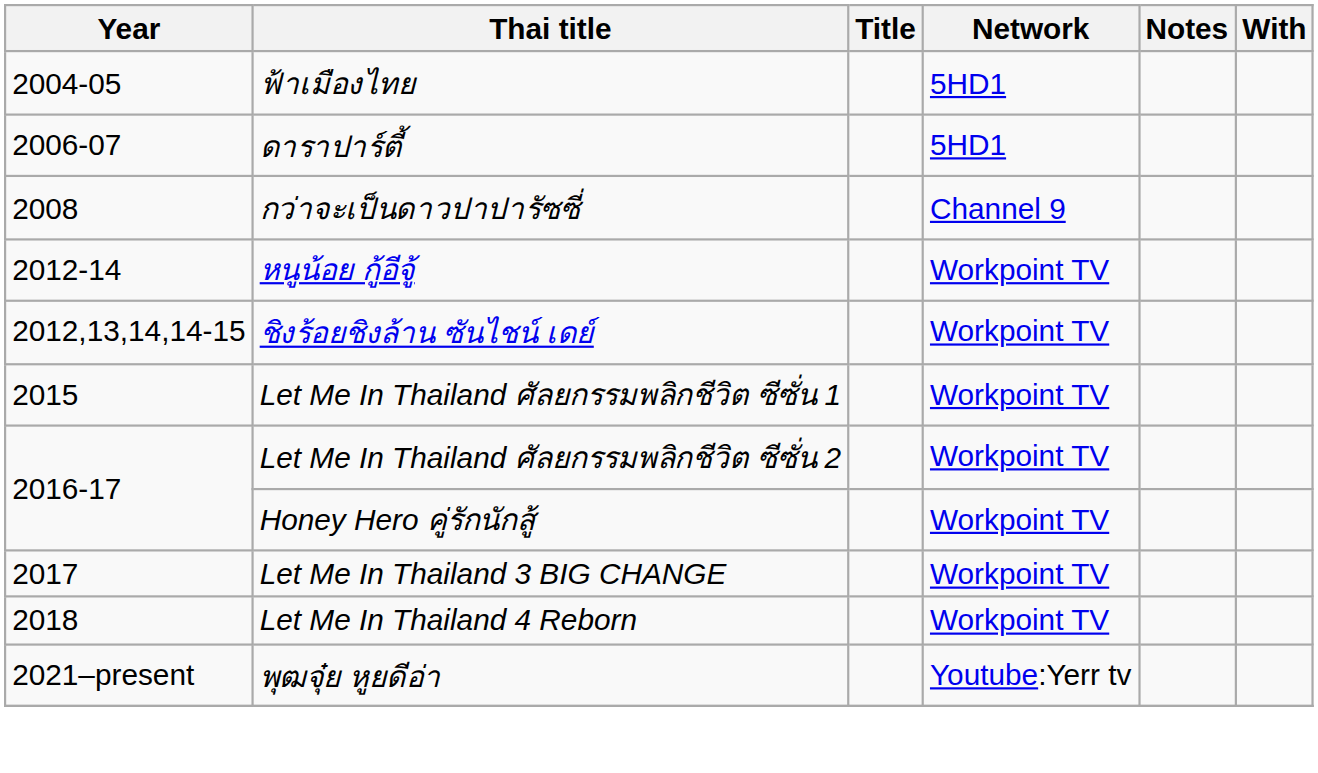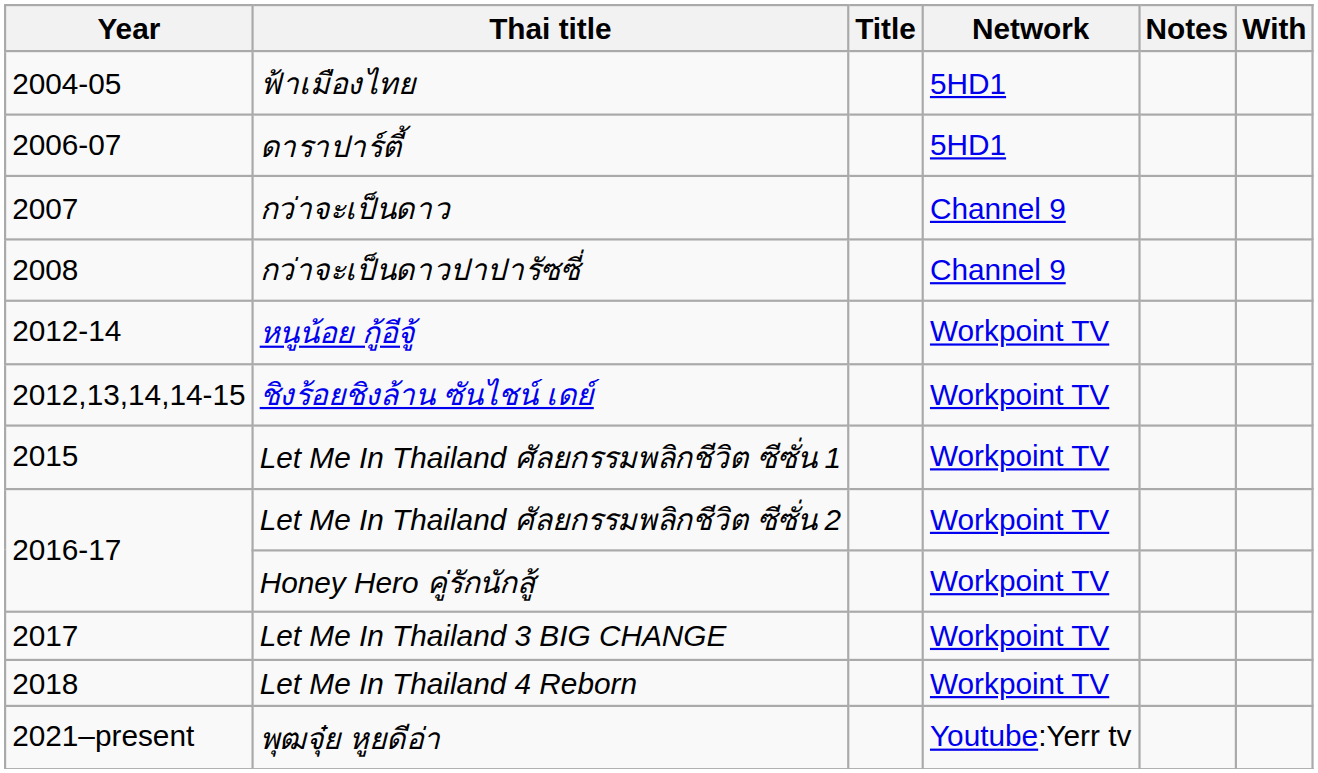+ row: (355, 208)
